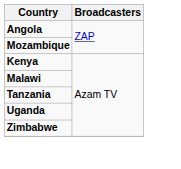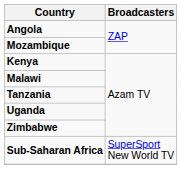+ row: (55, 150)
